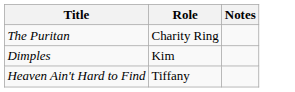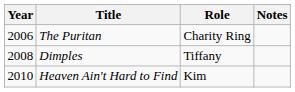+ column: (20, 14)
(163, 55) Kim -> (202, 55) Tiffany
(171, 76) Tiffany -> (195, 76) Kim
